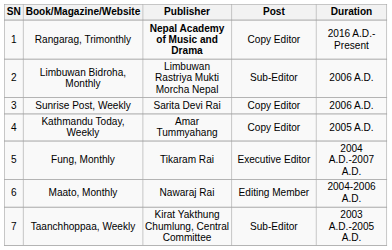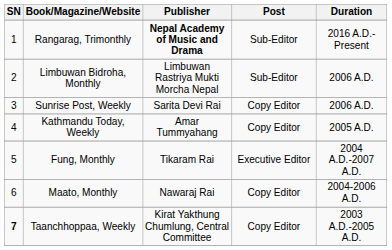(274, 39) Copy Editor -> (274, 39) Sub-Editor
(274, 193) Editing Member -> (274, 193) Copy Editor
(14, 226) normal -> (14, 226) bold
(274, 226) Sub-Editor -> (274, 226) Copy Editor
